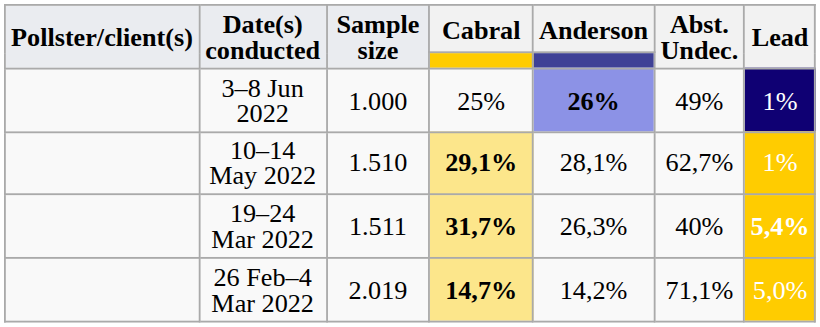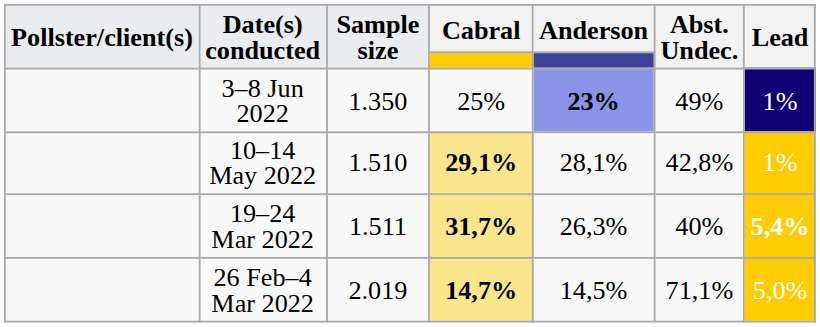(378, 100) 1.000 -> (378, 100) 1.350
(594, 100) 26% -> (594, 100) 23%
(699, 163) 62,7% -> (699, 163) 42,8%
(594, 290) 14,2% -> (594, 290) 14,5%
